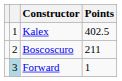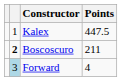(97, 31) 402.5 -> (97, 31) 447.5
(15, 49) normal -> (15, 49) bold
(87, 67) 1 -> (87, 67) 4
